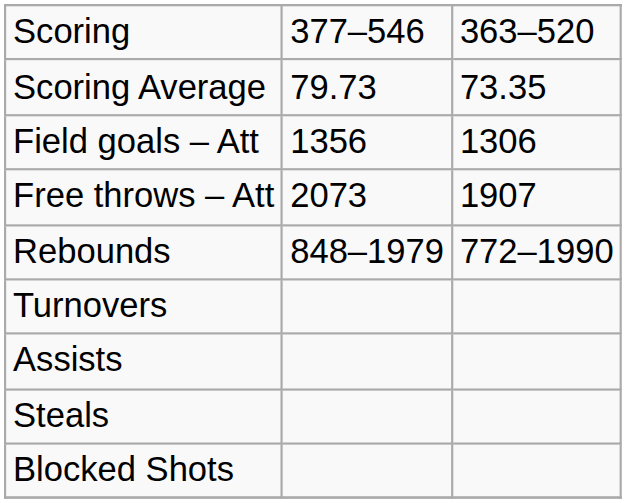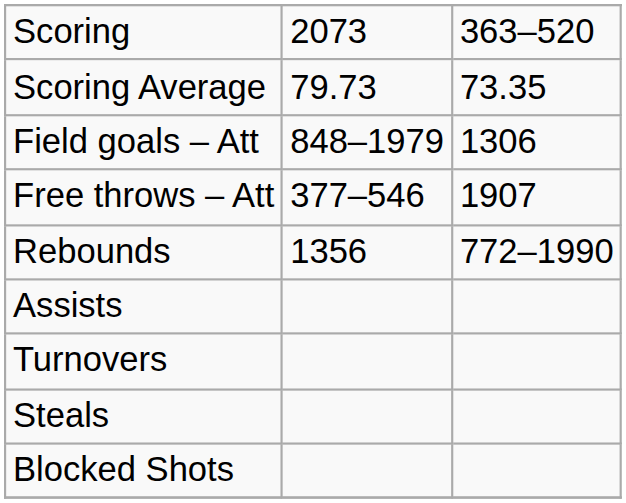(357, 31) 377–546 -> (329, 31) 2073
(329, 141) 1356 -> (367, 141) 848–1979
(329, 196) 2073 -> (357, 196) 377–546
(367, 251) 848–1979 -> (329, 251) 1356
rows swapped: (68, 360) <-> (90, 305)
